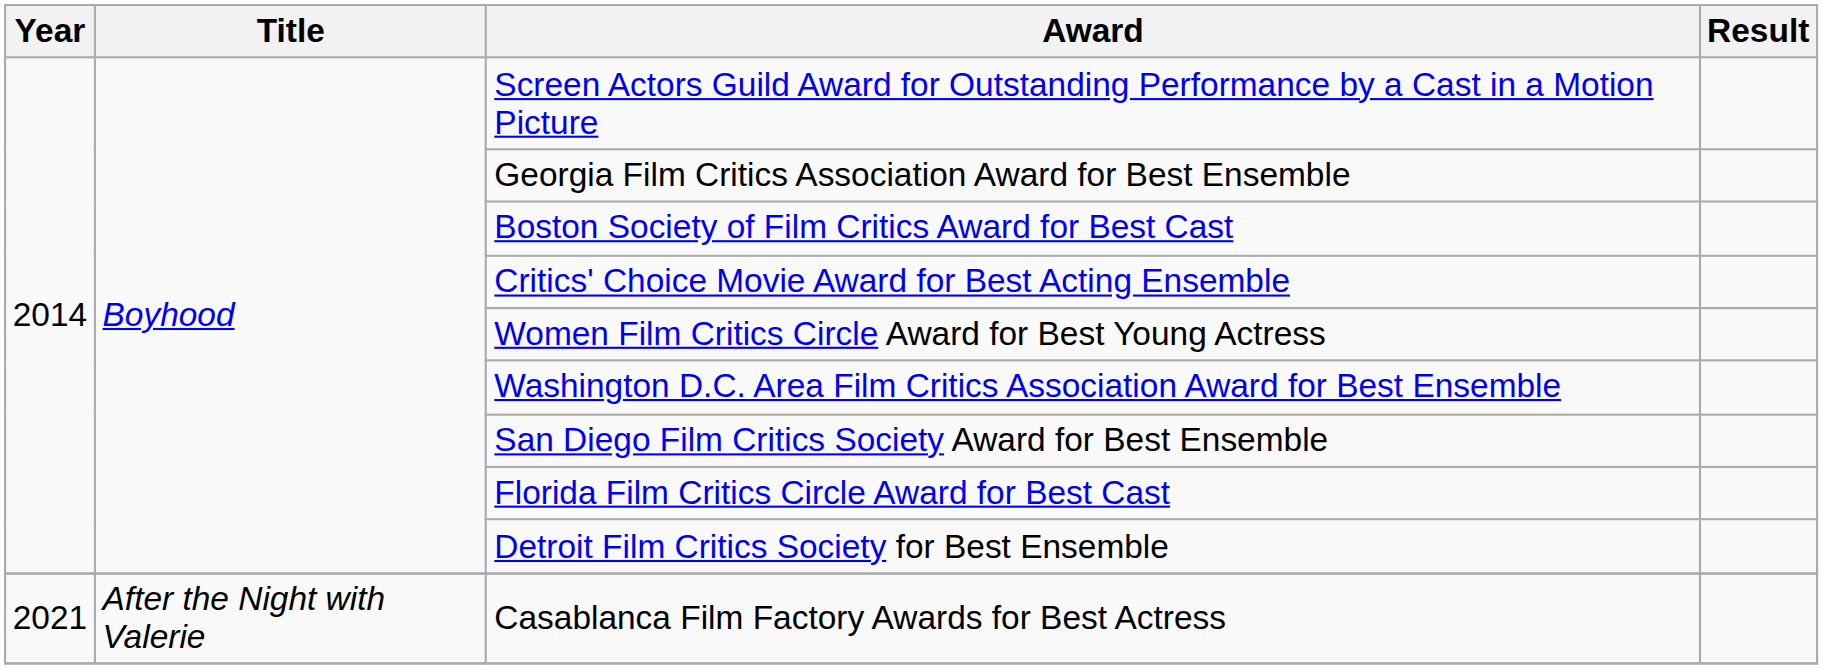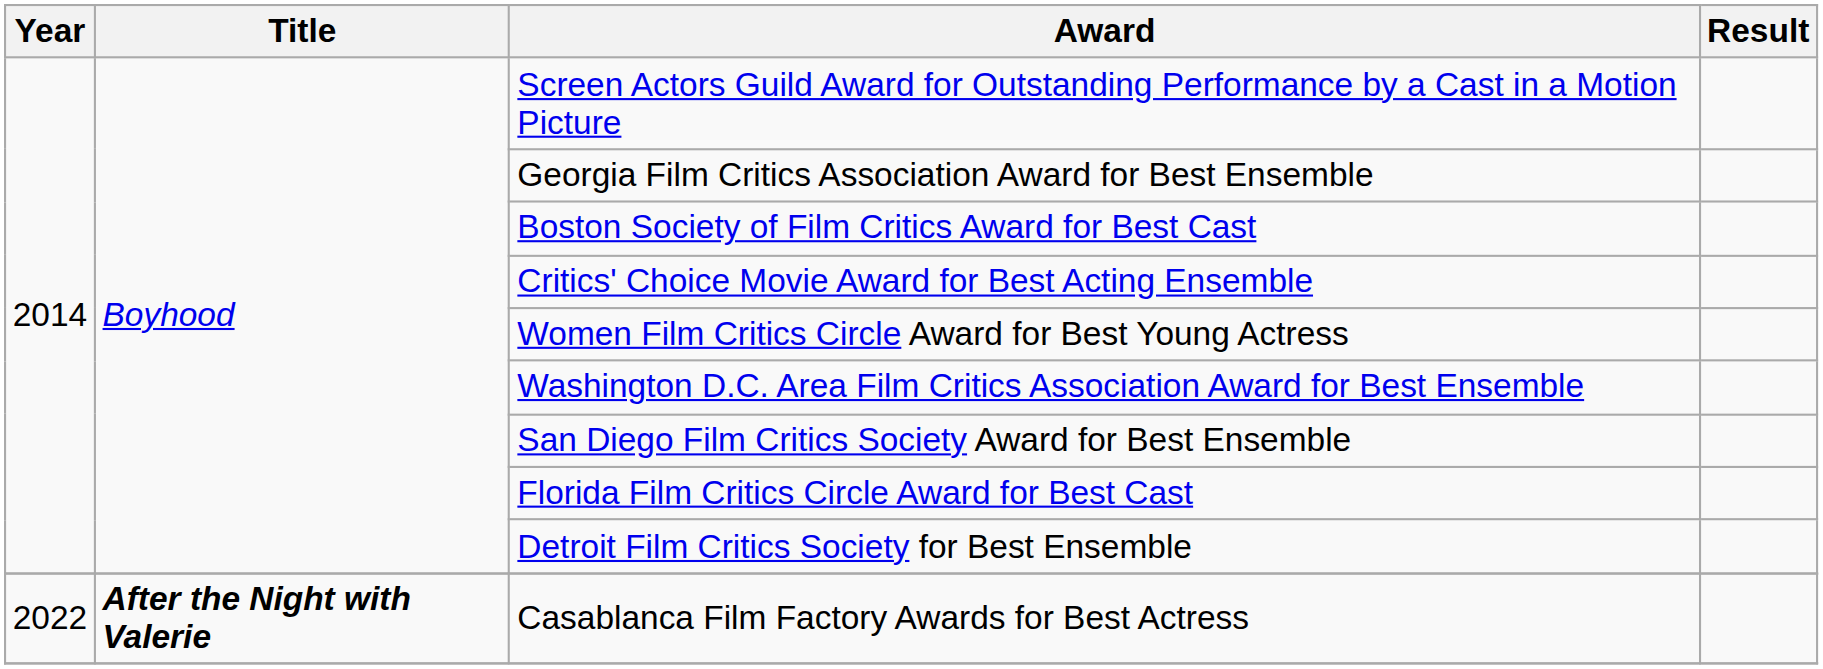(50, 617) 2021 -> (50, 617) 2022
(244, 617) normal -> (257, 617) bold
